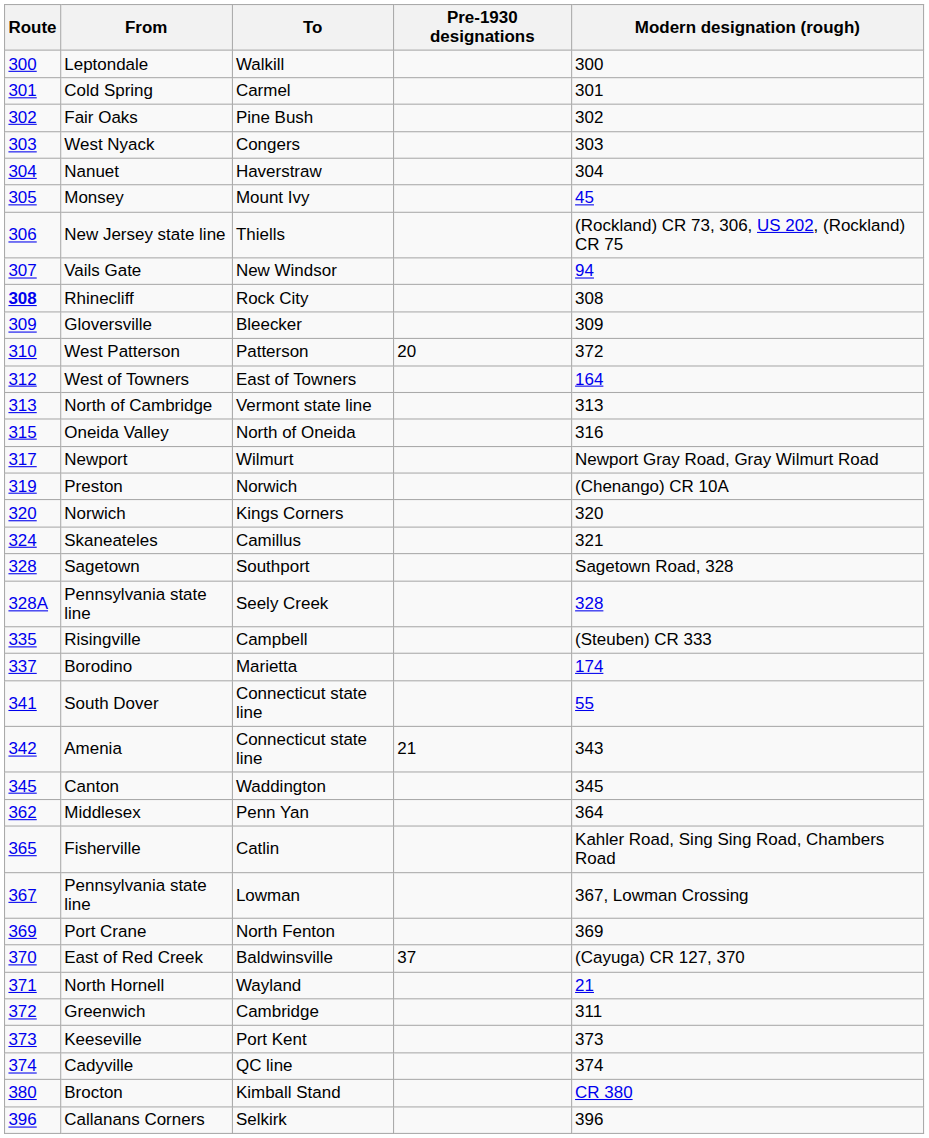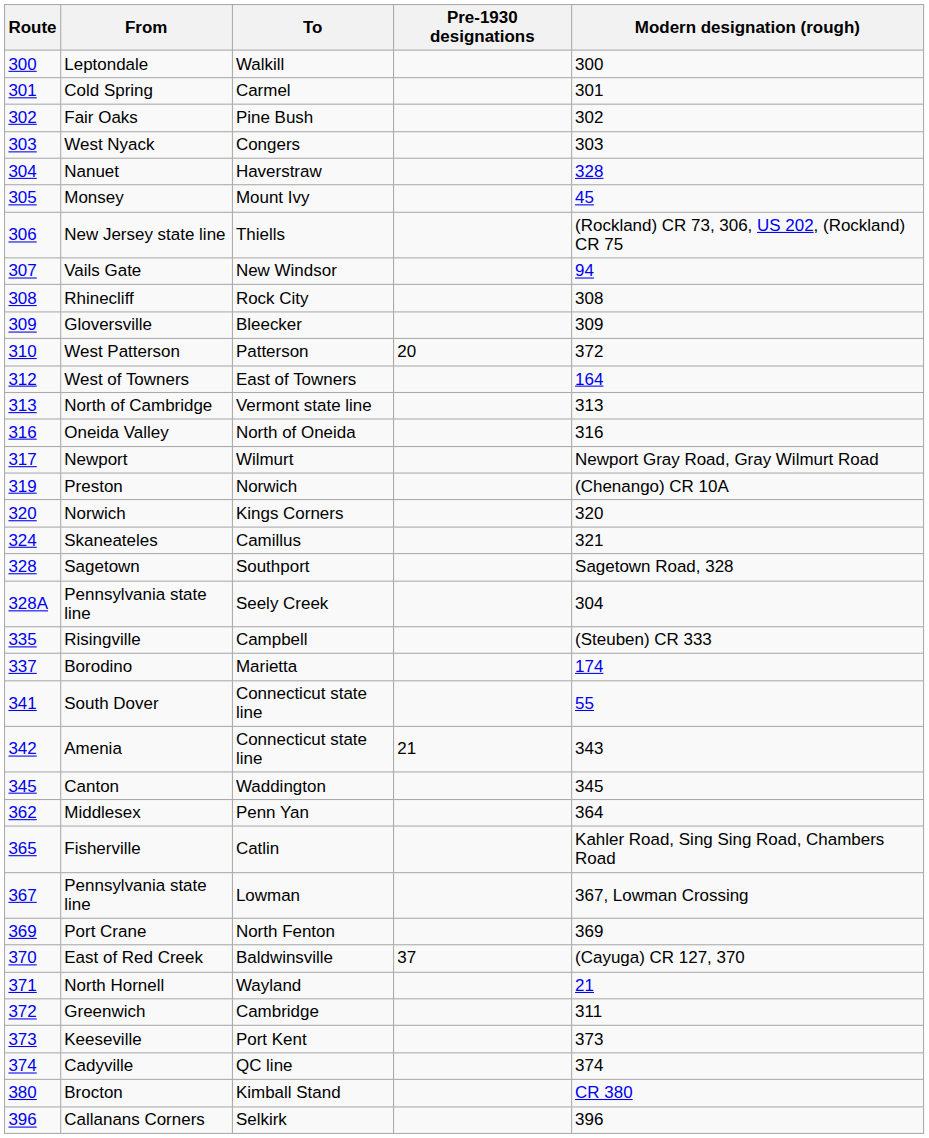(589, 171) 304 -> (589, 171) 328
(23, 298) bold -> (23, 298) normal
(23, 432) 315 -> (23, 432) 316
(589, 603) 328 -> (589, 603) 304
